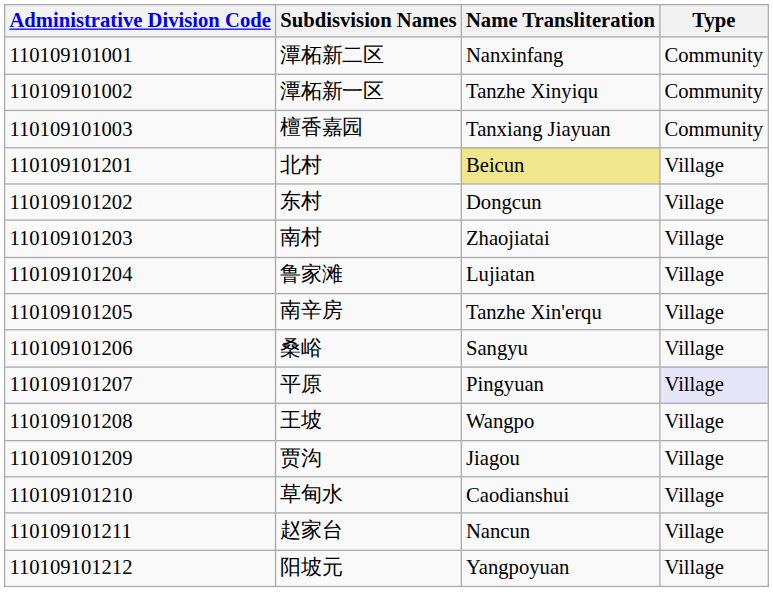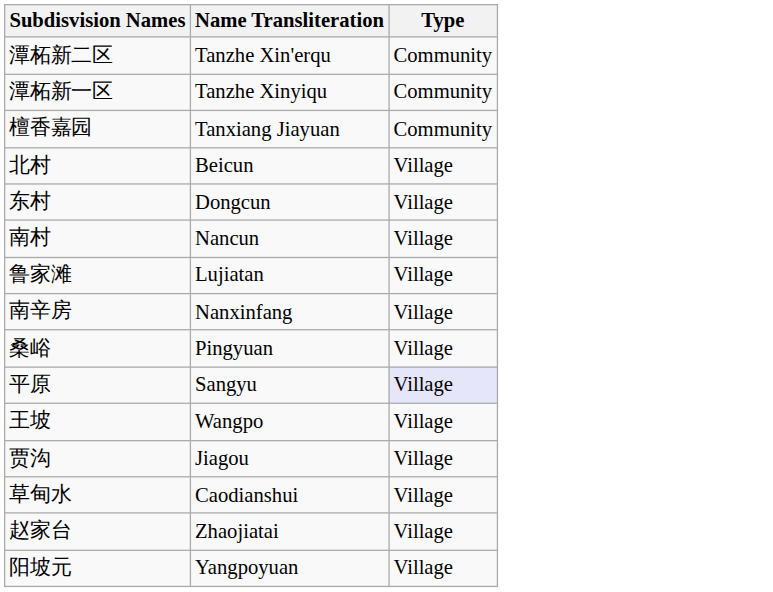- column: (140, 20)
(515, 55) Nanxinfang -> (263, 55) Tanzhe Xin'erqu
(495, 165) khaki background -> (224, 165) no background
(508, 238) Zhaojiatai -> (227, 238) Nancun
(534, 311) Tanzhe Xin'erqu -> (244, 311) Nanxinfang
(497, 348) Sangyu -> (234, 348) Pingyuan
(505, 384) Pingyuan -> (226, 384) Sangyu
(498, 531) Nancun -> (237, 531) Zhaojiatai
